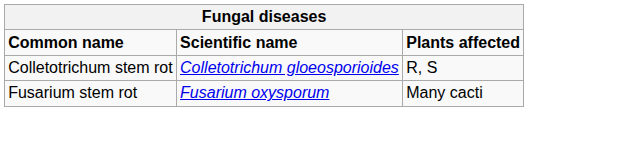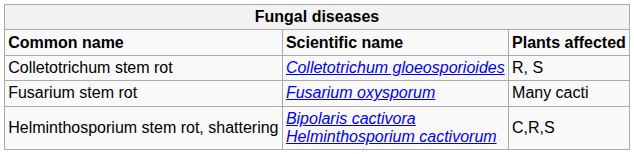+ row: (143, 127)
